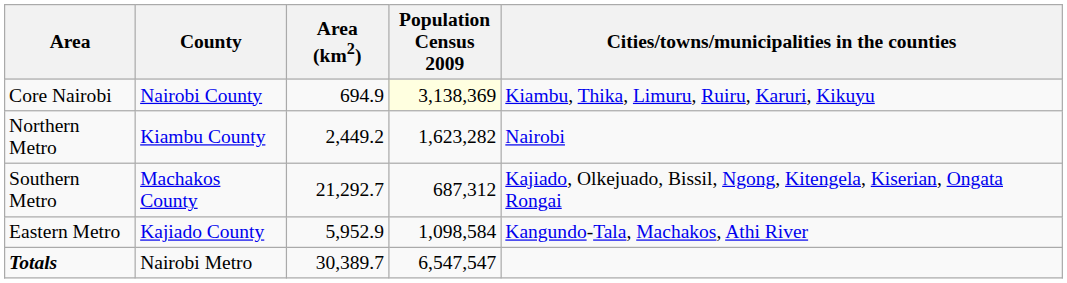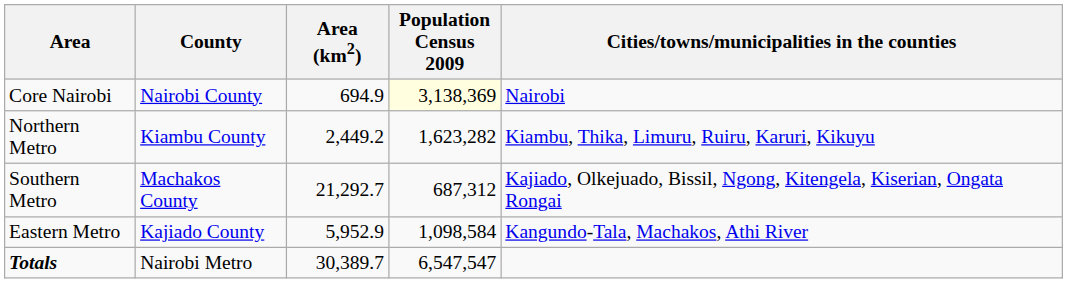(690, 94) Kiambu, Thika, Limuru, Ruiru, Karuri, Kikuyu -> (535, 94) Nairobi
(535, 136) Nairobi -> (690, 136) Kiambu, Thika, Limuru, Ruiru, Karuri, Kikuyu
